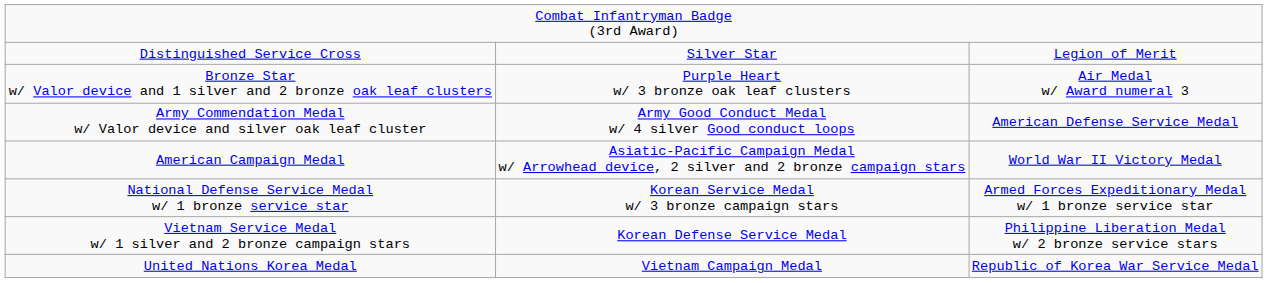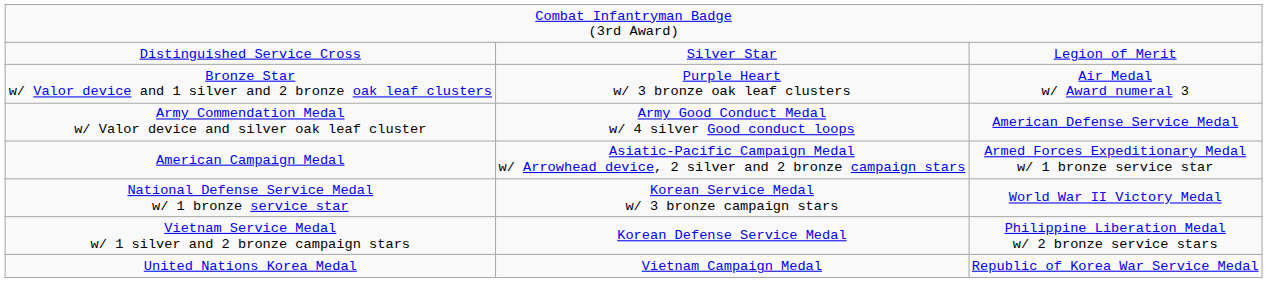(1115, 160) World War II Victory Medal -> (1115, 160) Armed Forces Expeditionary Medal w/ 1 bronze service star
(1115, 198) Armed Forces Expeditionary Medal w/ 1 bronze service star -> (1115, 198) World War II Victory Medal
